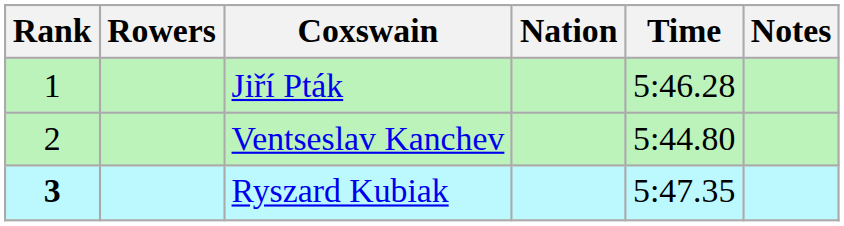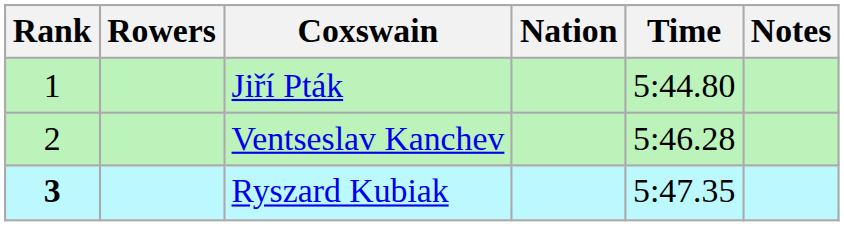(684, 84) 5:46.28 -> (684, 84) 5:44.80
(684, 138) 5:44.80 -> (684, 138) 5:46.28
